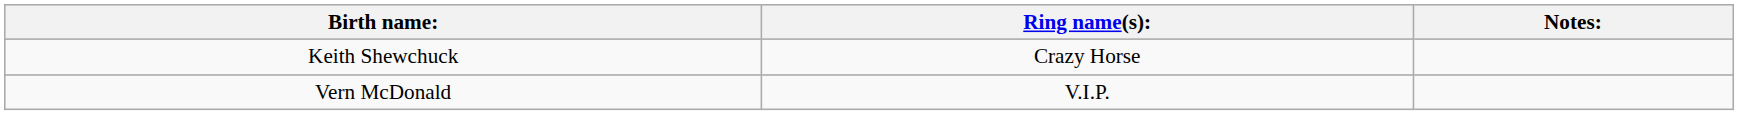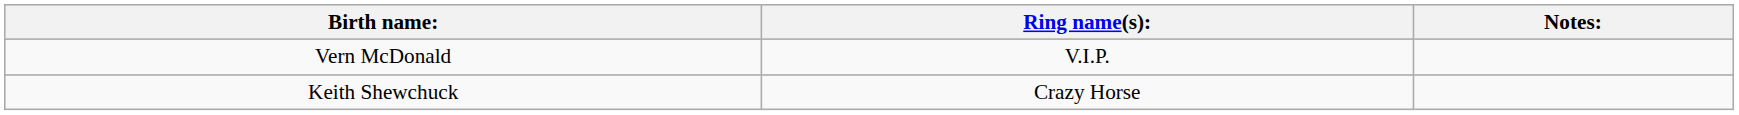rows swapped: (383, 56) <-> (383, 91)
